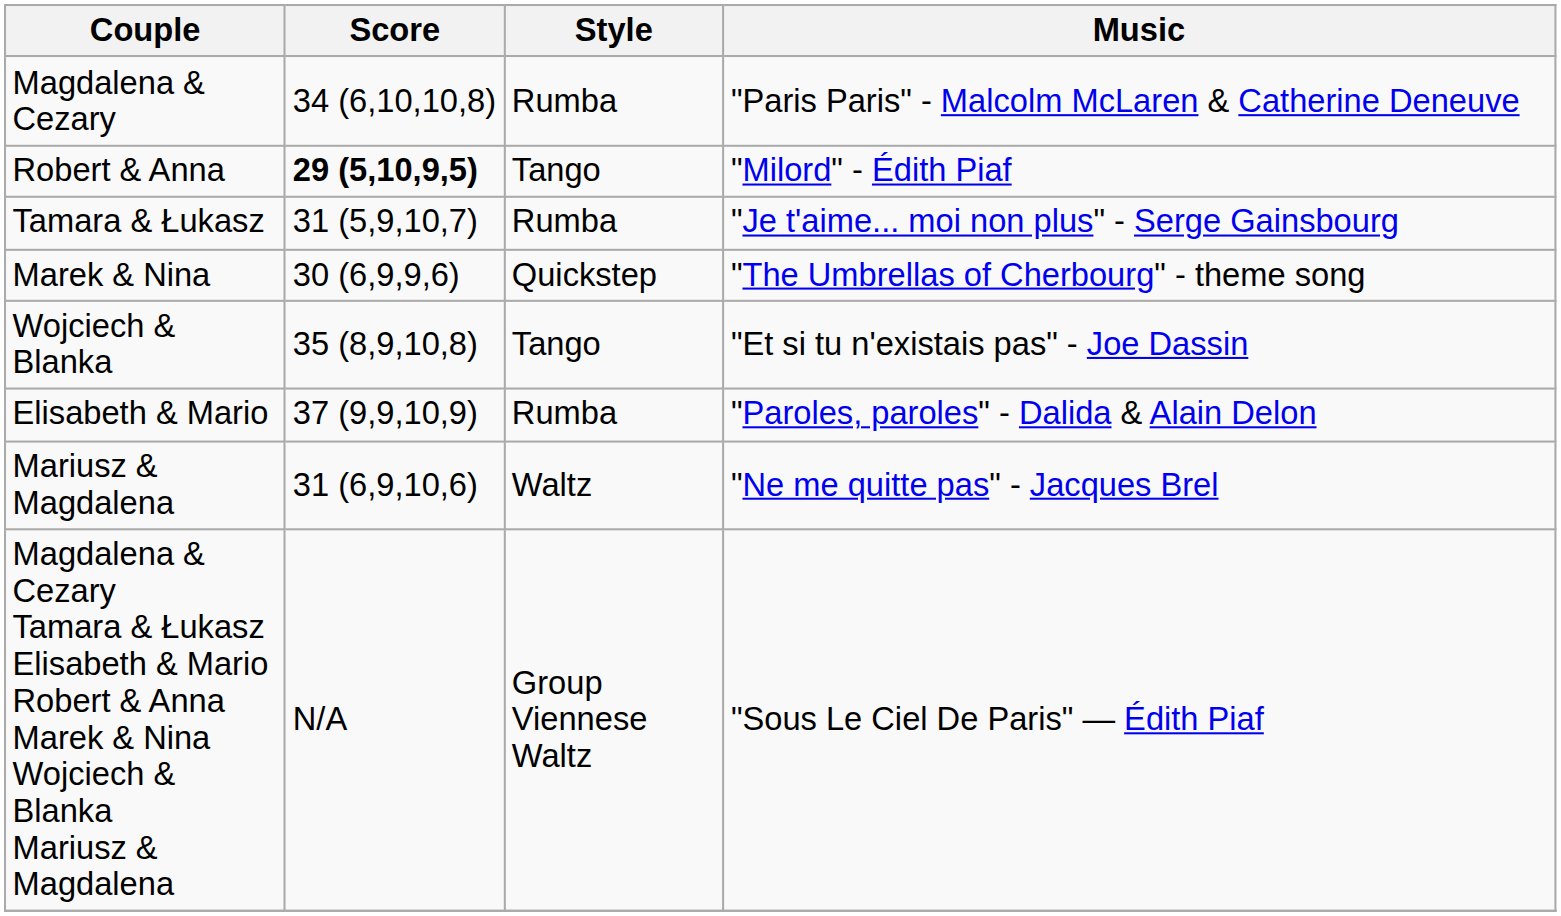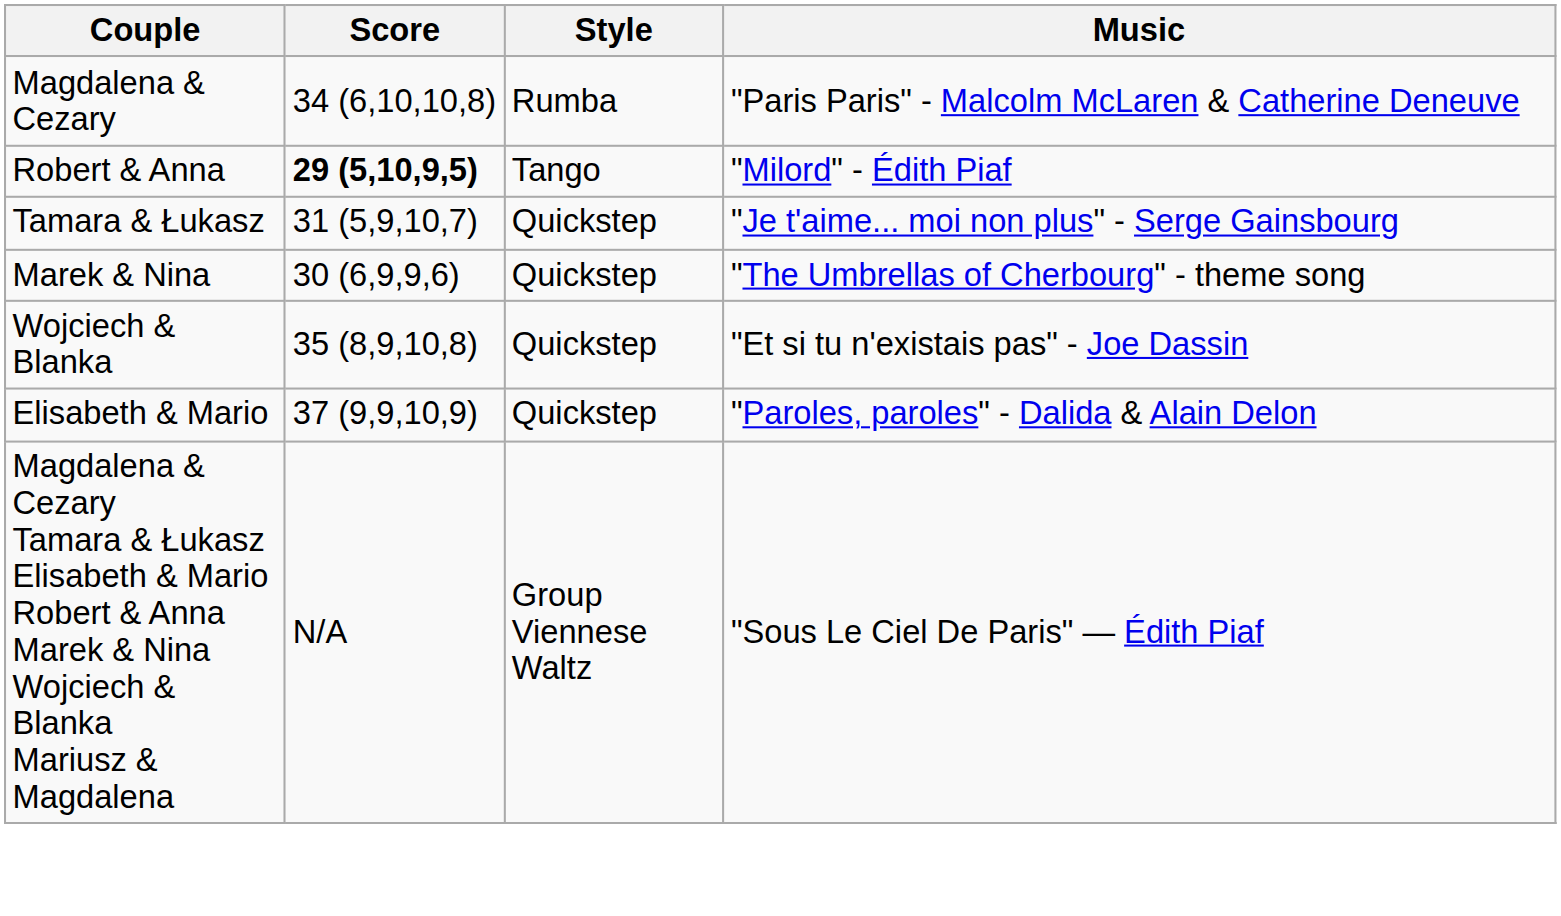(564, 222) Rumba -> (584, 222) Quickstep
(556, 344) Tango -> (584, 344) Quickstep
(564, 414) Rumba -> (584, 414) Quickstep
- row: (93, 484)
